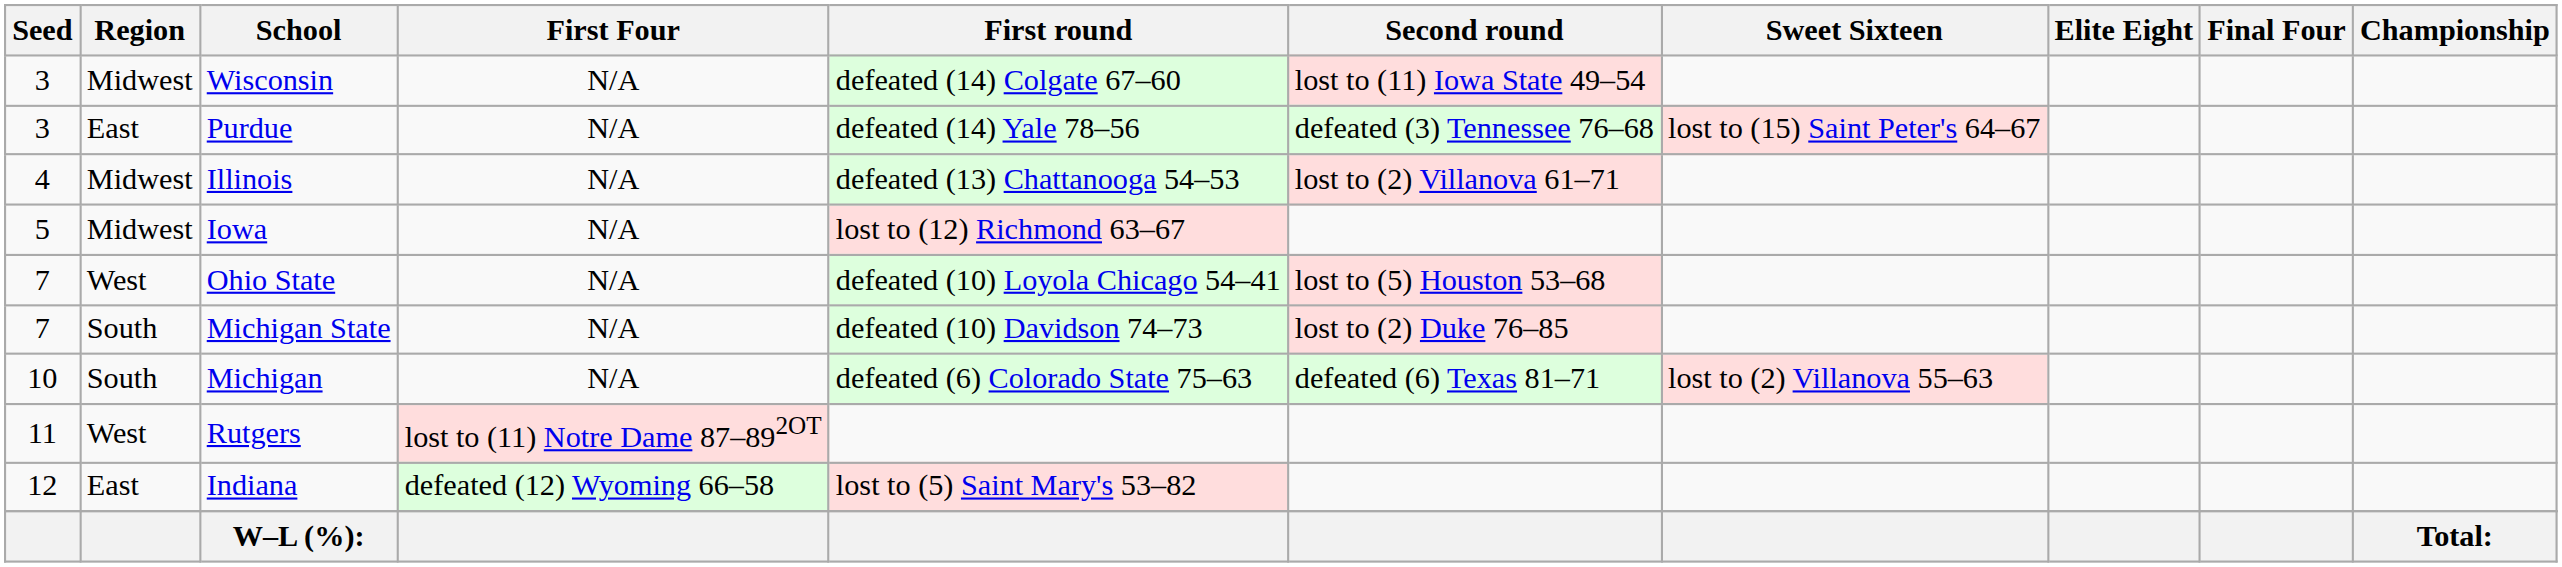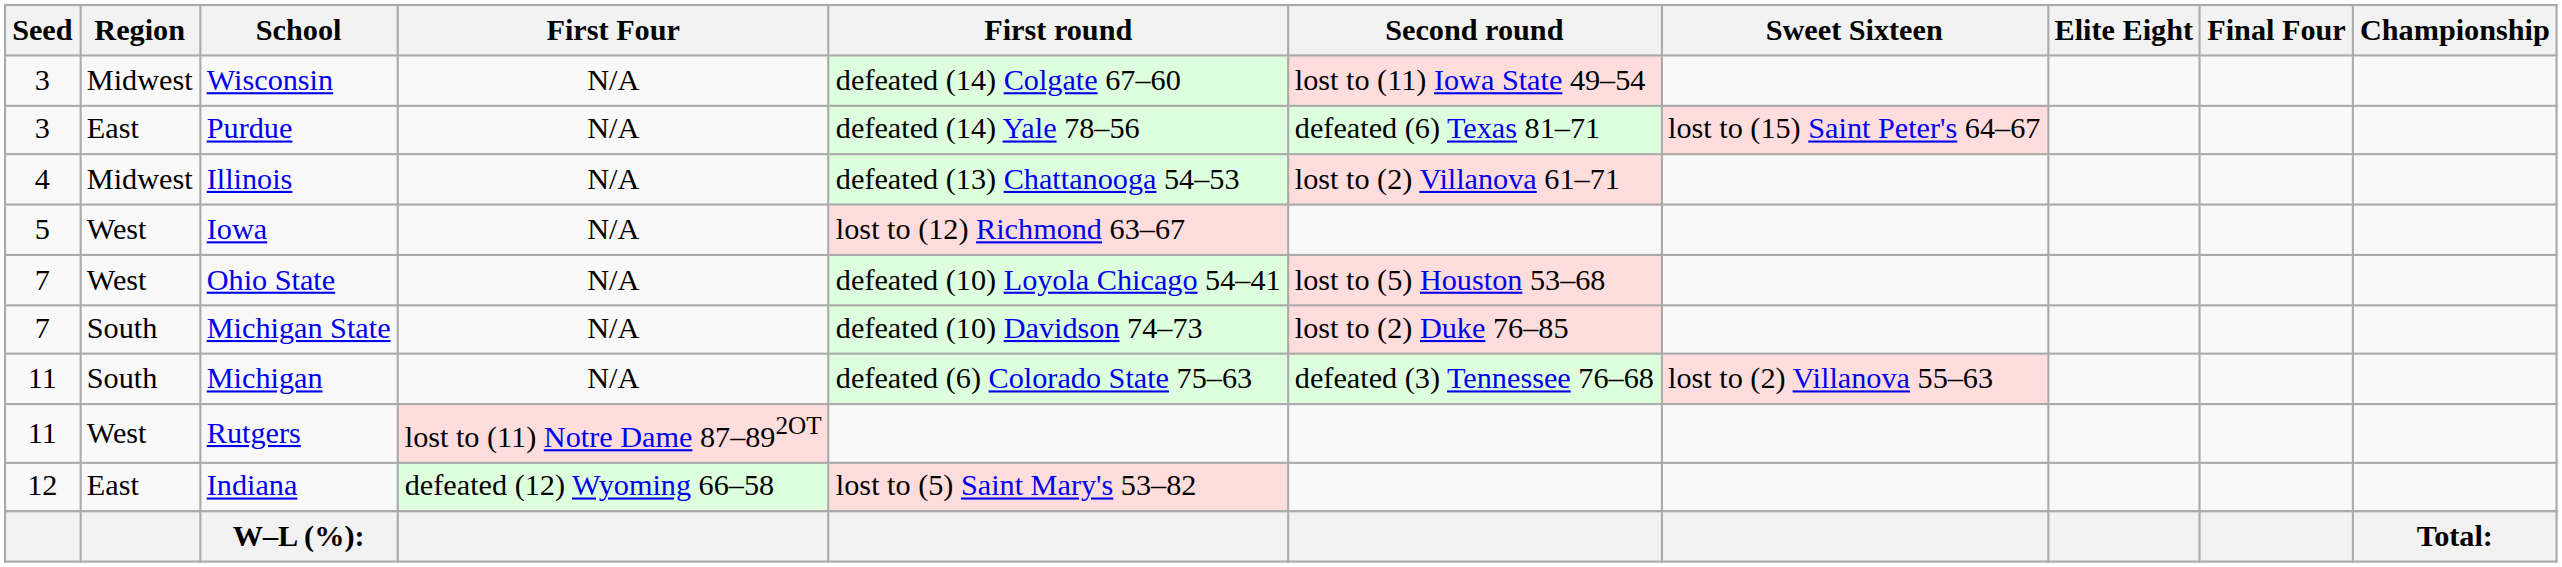(1474, 129) defeated (3) Tennessee 76–68 -> (1448, 129) defeated (6) Texas 81–71
(140, 229) Midwest -> (117, 229) West
(42, 378) 10 -> (42, 378) 11
(1448, 378) defeated (6) Texas 81–71 -> (1474, 378) defeated (3) Tennessee 76–68
